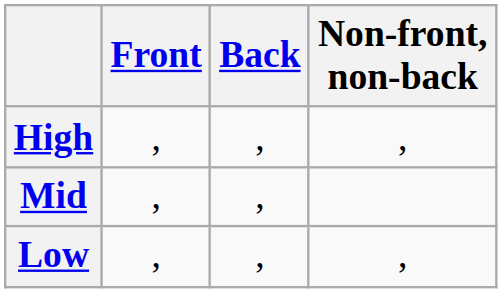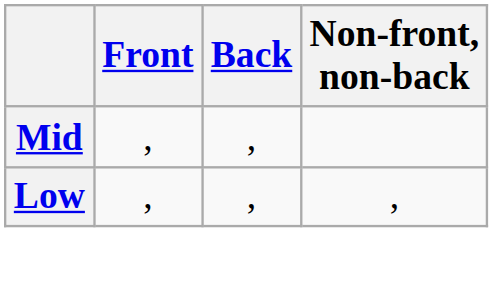- row: (54, 136)
